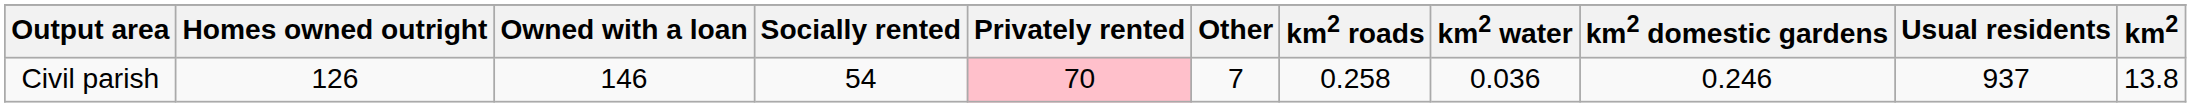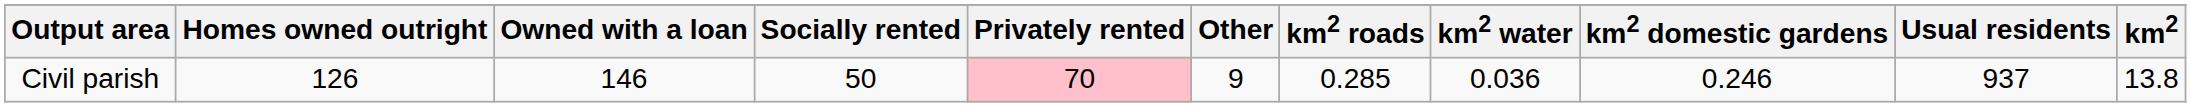(861, 79) 54 -> (861, 79) 50
(1236, 79) 7 -> (1236, 79) 9
(1355, 79) 0.258 -> (1355, 79) 0.285
